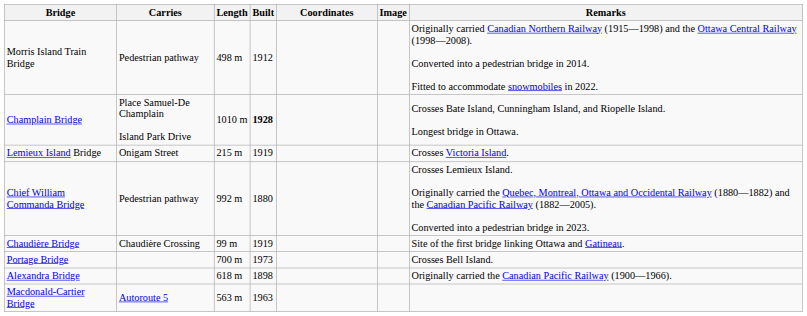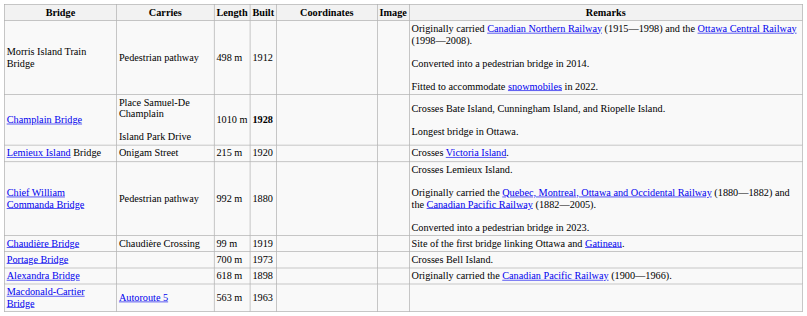(263, 153) 1919 -> (263, 153) 1920
